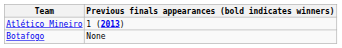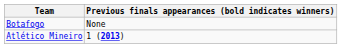rows swapped: (44, 24) <-> (25, 37)
